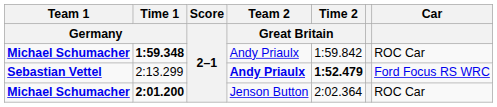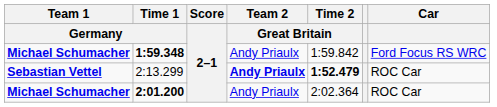(399, 53) ROC Car -> (429, 53) Ford Focus RS WRC
(432, 72) Ford Focus RS WRC -> (396, 72) ROC Car
(269, 92) Jenson Button -> (264, 92) Andy Priaulx
